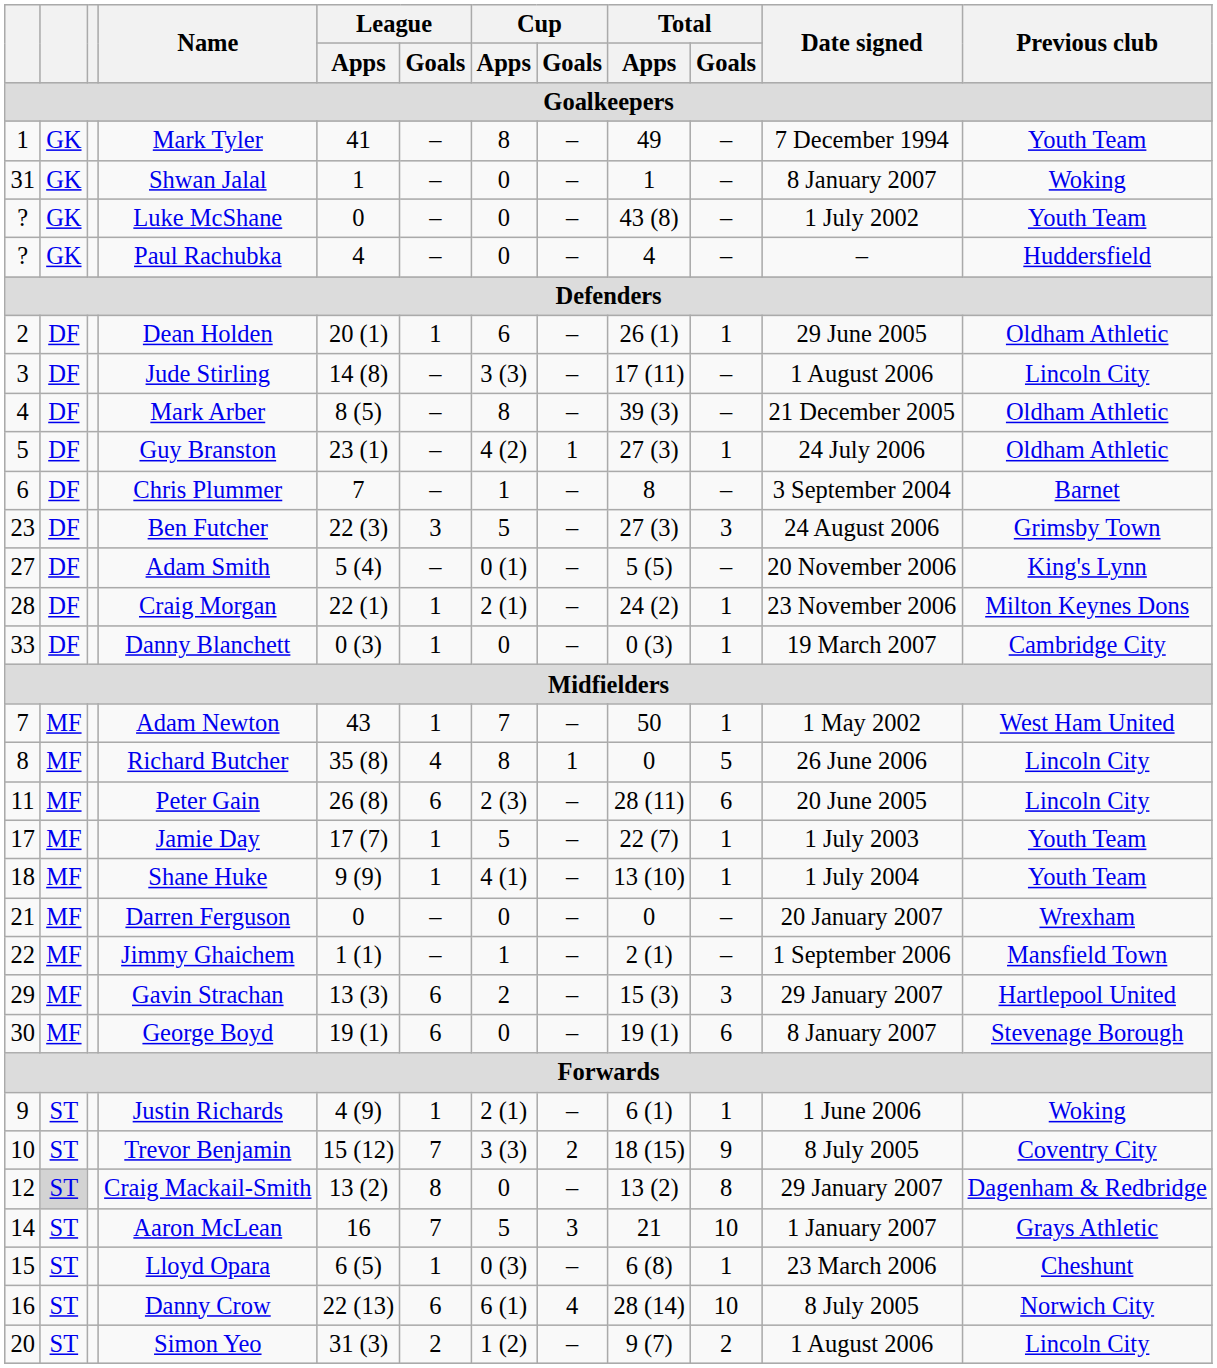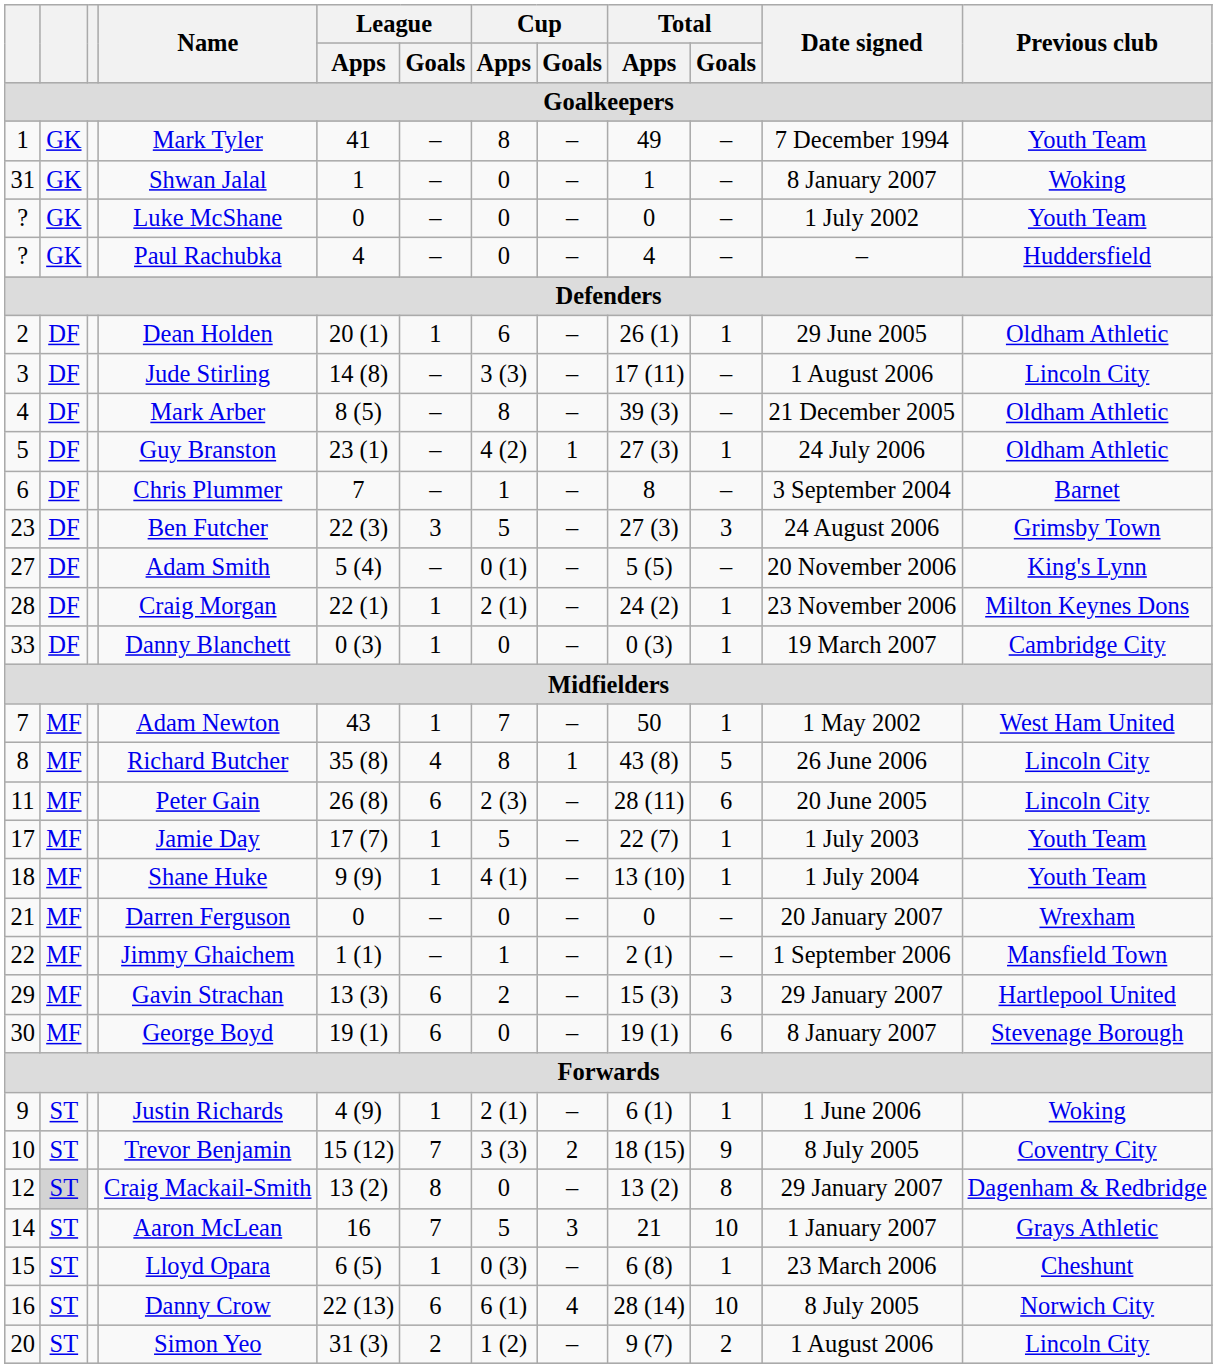(649, 218) 43 (8) -> (649, 218) 0
(649, 761) 0 -> (649, 761) 43 (8)
